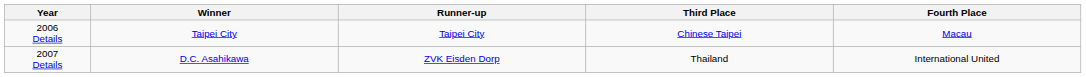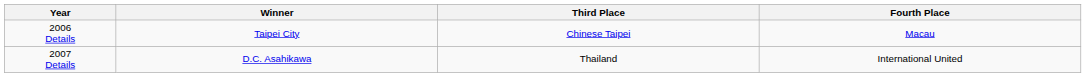- column: (462, 12)
